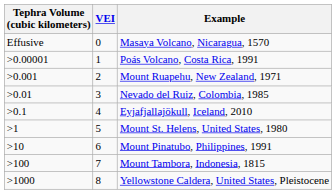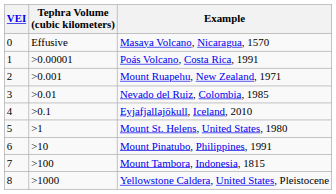columns swapped: (105, 19) <-> (49, 19)
